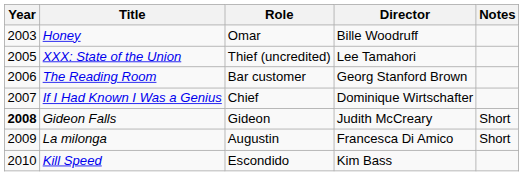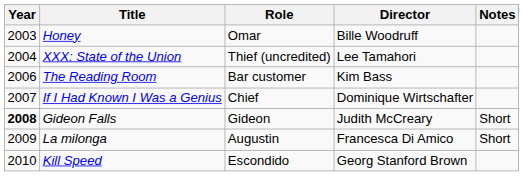(22, 56) 2005 -> (22, 56) 2004
(402, 77) Georg Stanford Brown -> (364, 77) Kim Bass
(364, 160) Kim Bass -> (402, 160) Georg Stanford Brown
